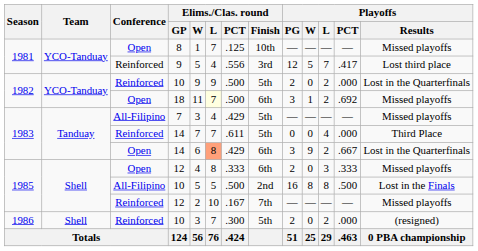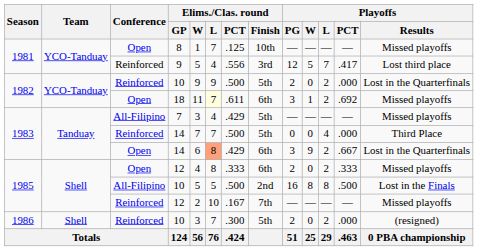(235, 99) .500 -> (235, 99) .611
(235, 133) .611 -> (235, 133) .500
(326, 168) 3 -> (326, 168) 2
